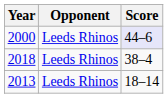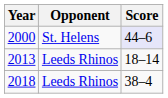(80, 37) Leeds Rhinos -> (71, 37) St. Helens
rows swapped: (22, 81) <-> (22, 59)
